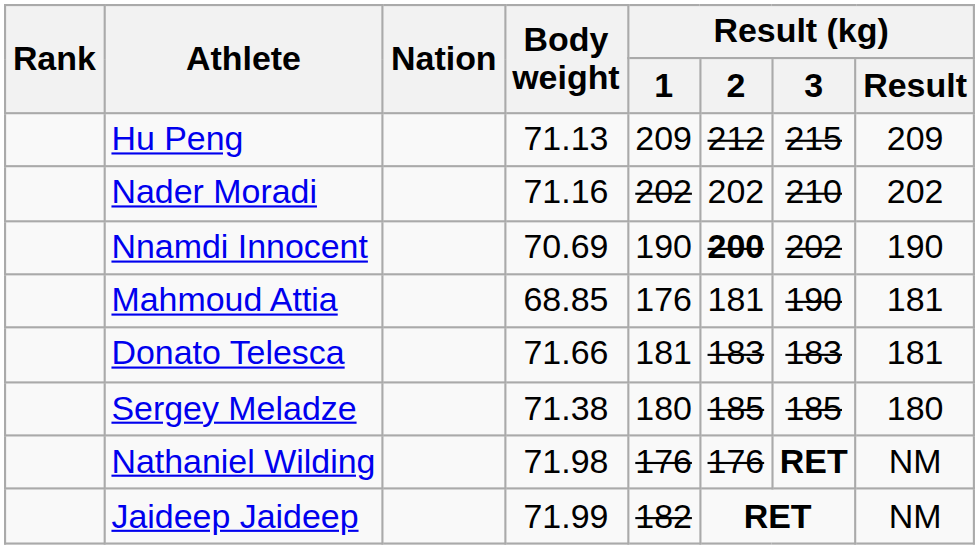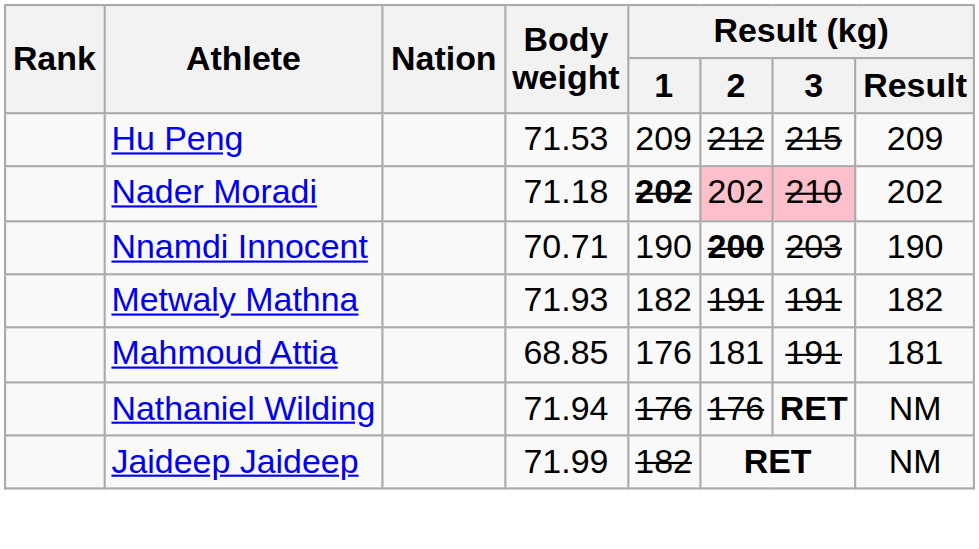(566, 138) 71.13 -> (566, 138) 71.53
(566, 192) 71.16 -> (566, 192) 71.18
(664, 192) normal -> (664, 192) bold
(736, 192) no background -> (736, 192) pink background
(814, 192) no background -> (814, 192) pink background
(566, 246) 70.69 -> (566, 246) 70.71
(814, 246) 202 -> (814, 246) 203
+ row: (235, 300)
(814, 300) 190 -> (814, 354) 191
- row: (228, 354)
- row: (234, 407)
(566, 461) 71.98 -> (566, 407) 71.94
